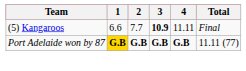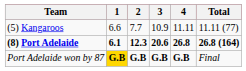(160, 27) bold -> (160, 27) normal
(209, 27) Final -> (219, 27) 11.11 (77)
+ row: (43, 43)
(219, 43) 11.11 (77) -> (209, 58) Final
